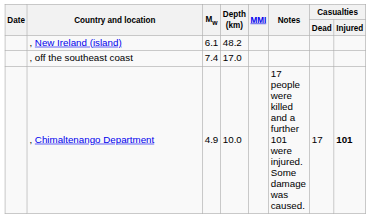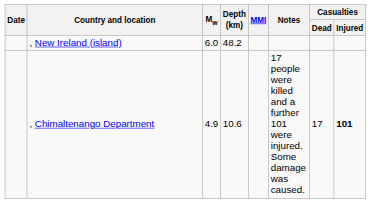(212, 43) 6.1 -> (212, 43) 6.0
- row: (81, 58)
(232, 140) 10.0 -> (232, 124) 10.6
